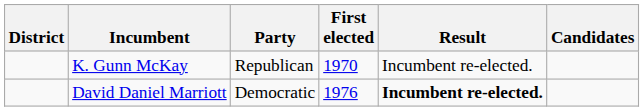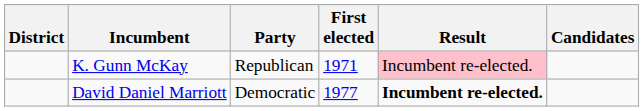(340, 65) 1970 -> (340, 65) 1971
(457, 65) no background -> (457, 65) pink background
(340, 92) 1976 -> (340, 92) 1977
